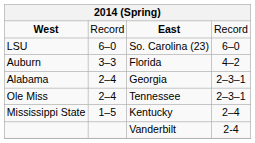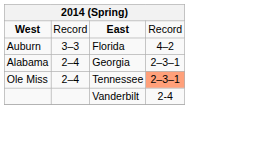- row: (17, 46)
(231, 96) no background -> (165, 79) lightsalmon background
- row: (46, 113)
